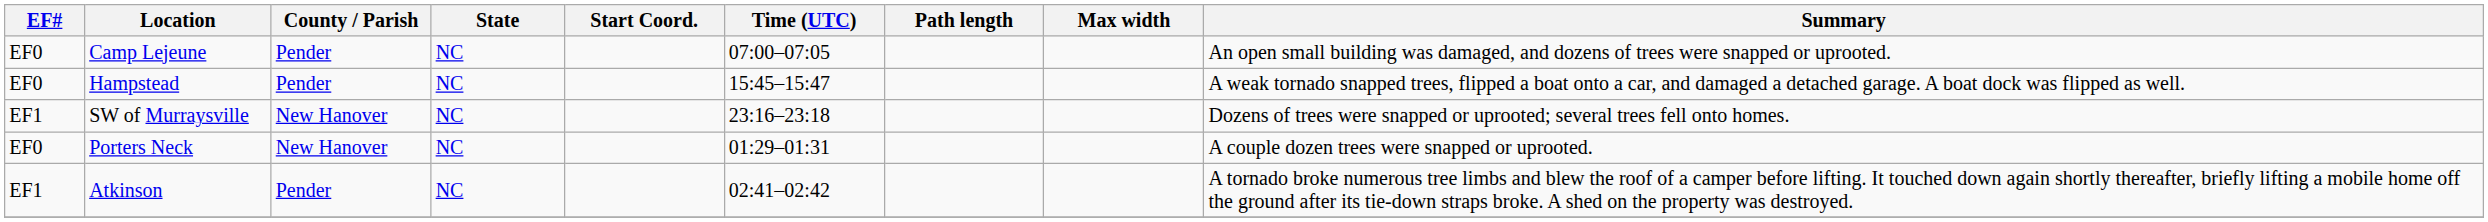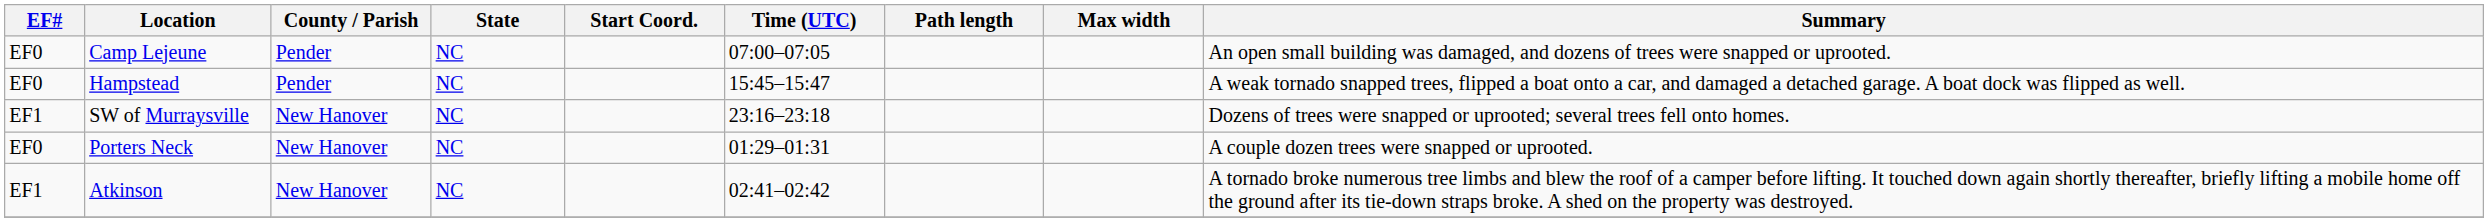(304, 190) Pender -> (332, 190) New Hanover
